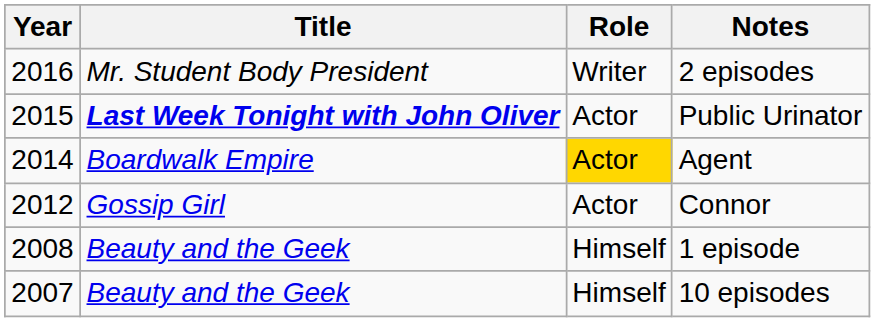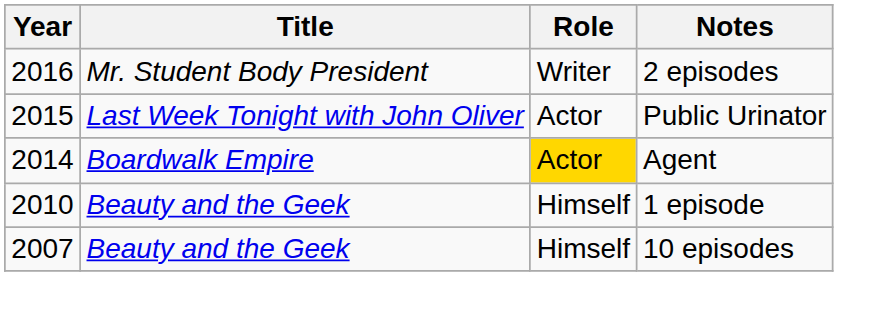(323, 115) bold -> (305, 115) normal
- row: (725, 204)
(42, 248) 2008 -> (42, 204) 2010
